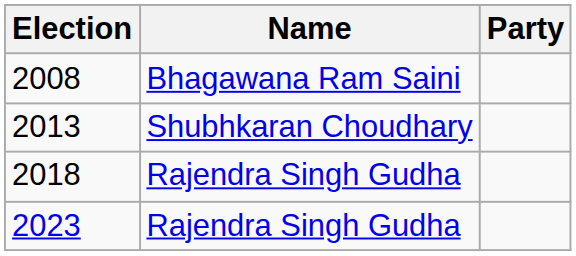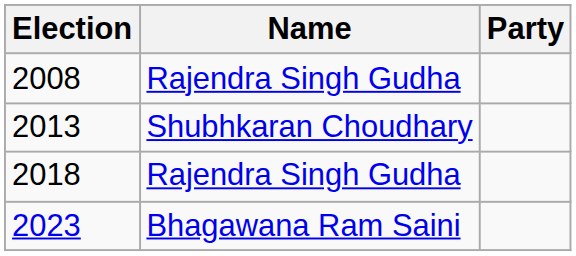(303, 77) Bhagawana Ram Saini -> (304, 77) Rajendra Singh Gudha
(304, 224) Rajendra Singh Gudha -> (303, 224) Bhagawana Ram Saini
